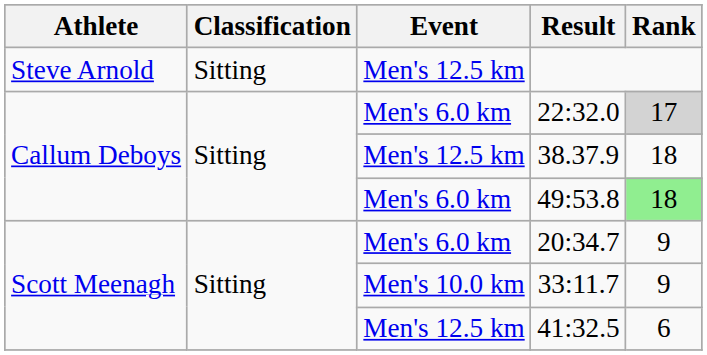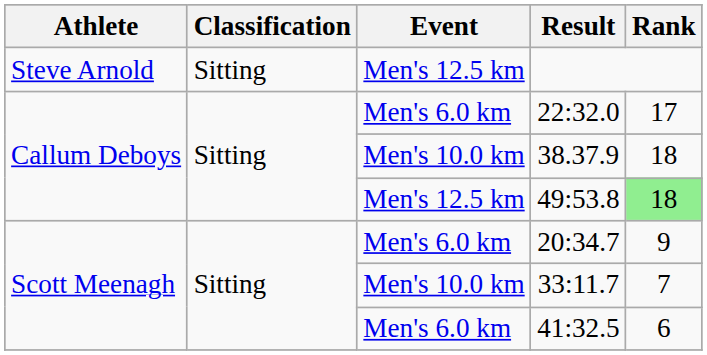(664, 112) lightgrey background -> (664, 112) no background
(444, 155) Men's 12.5 km -> (444, 155) Men's 10.0 km
(437, 198) Men's 6.0 km -> (444, 198) Men's 12.5 km
(664, 284) 9 -> (664, 284) 7
(444, 328) Men's 12.5 km -> (437, 328) Men's 6.0 km
